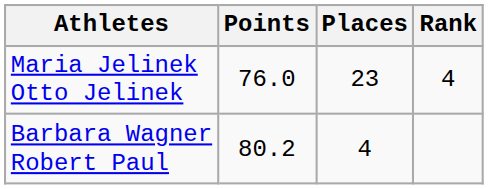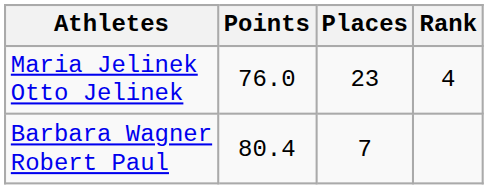(267, 149) 80.2 -> (267, 149) 80.4
(365, 149) 4 -> (365, 149) 7
